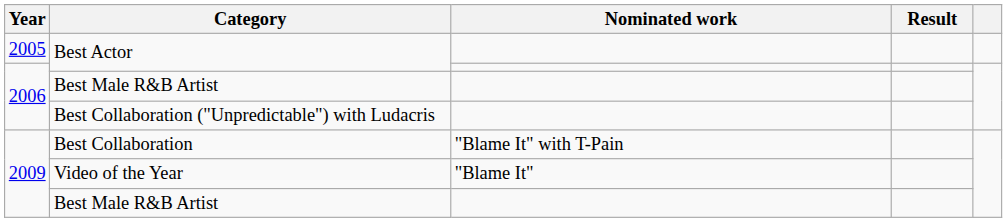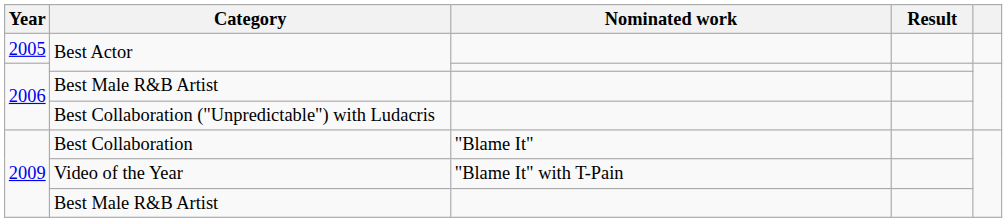(539, 144) "Blame It" with T-Pain -> (494, 144) "Blame It"
(494, 173) "Blame It" -> (539, 173) "Blame It" with T-Pain
